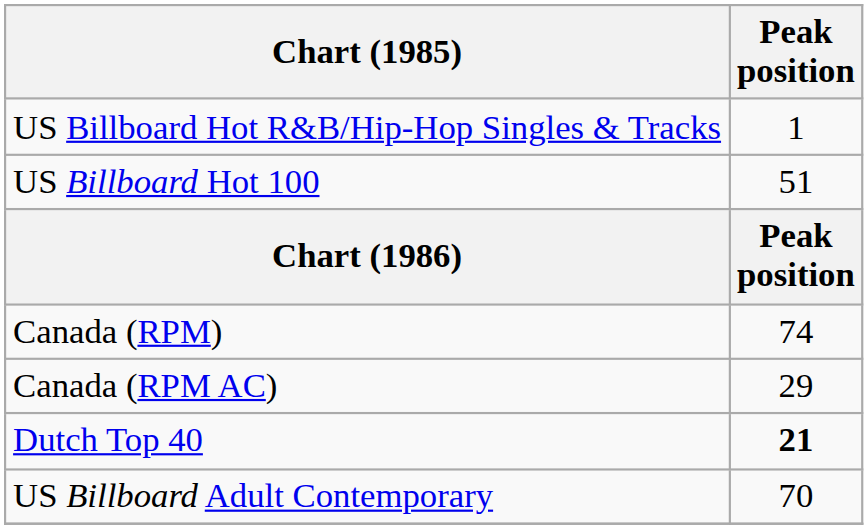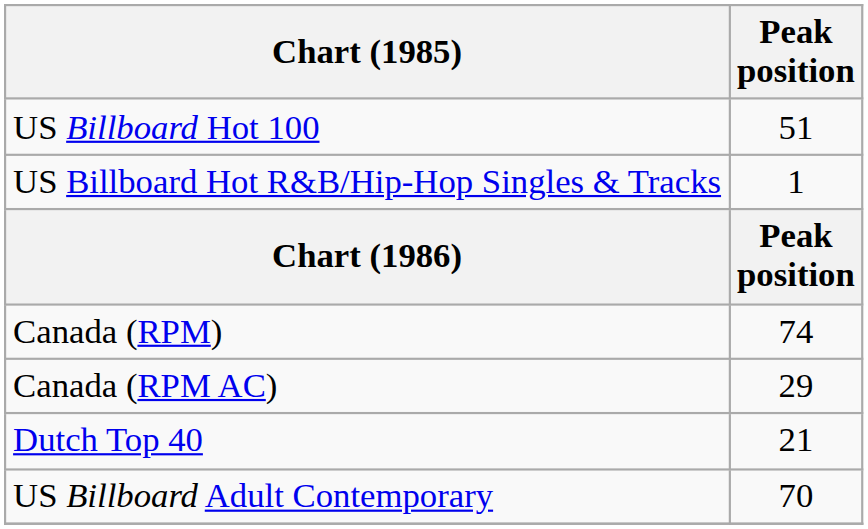rows swapped: (166, 181) <-> (367, 126)
(796, 440) bold -> (796, 440) normal
